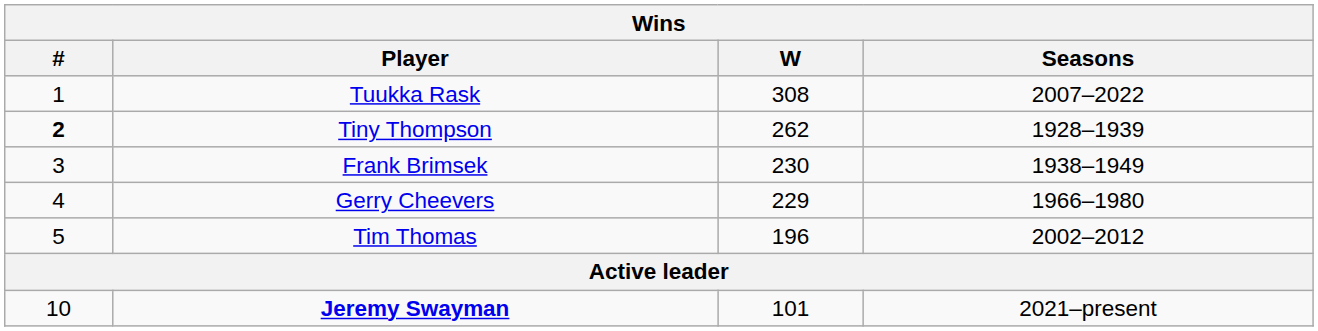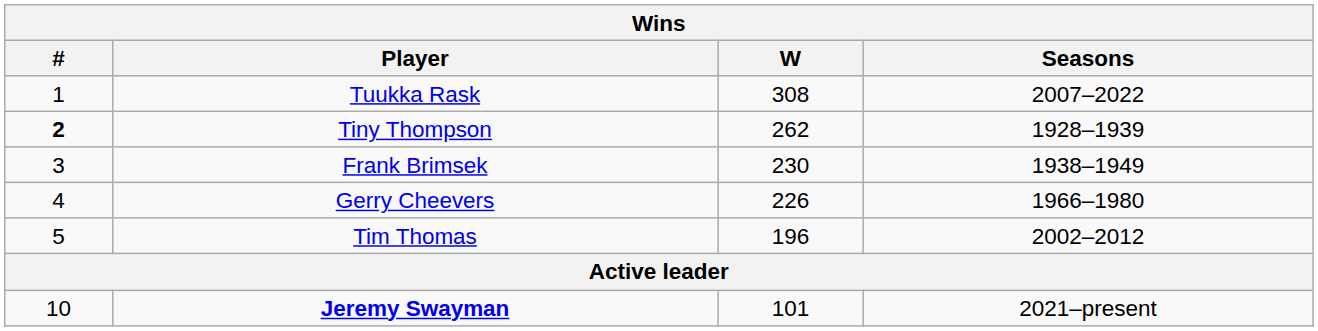(790, 201) 229 -> (790, 201) 226
